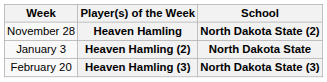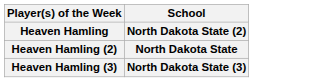- column: (41, 13)
